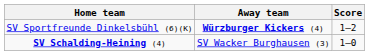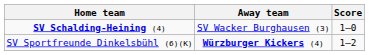rows swapped: (100, 42) <-> (100, 27)
